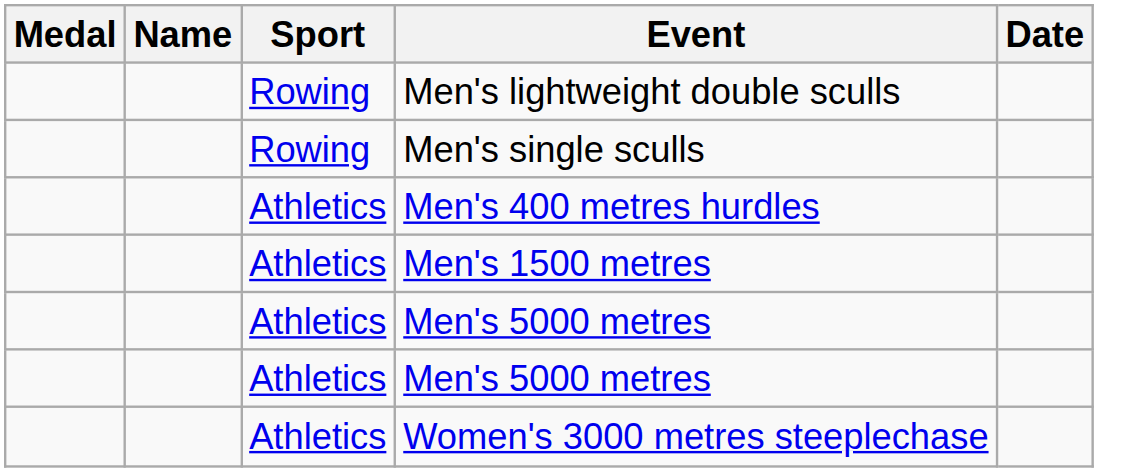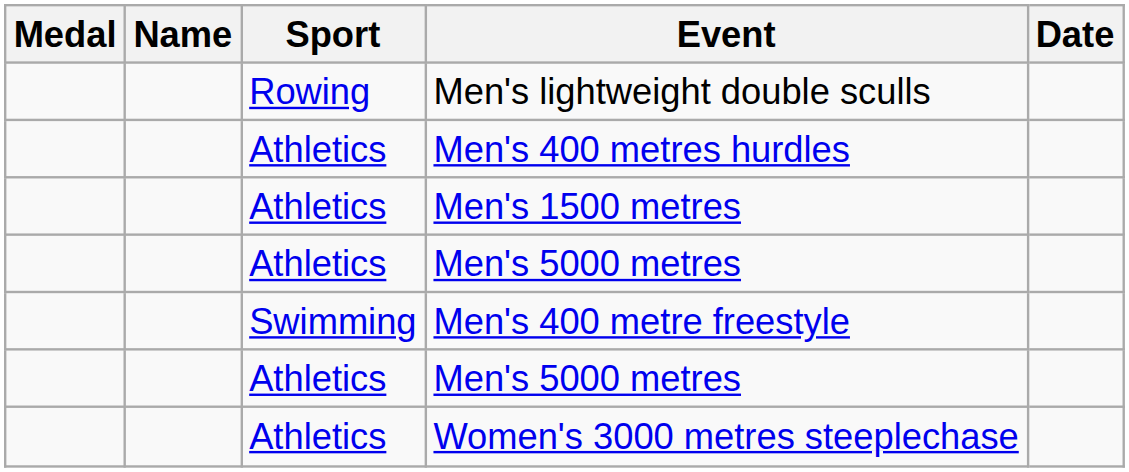- row: (310, 149)
+ row: (333, 322)
